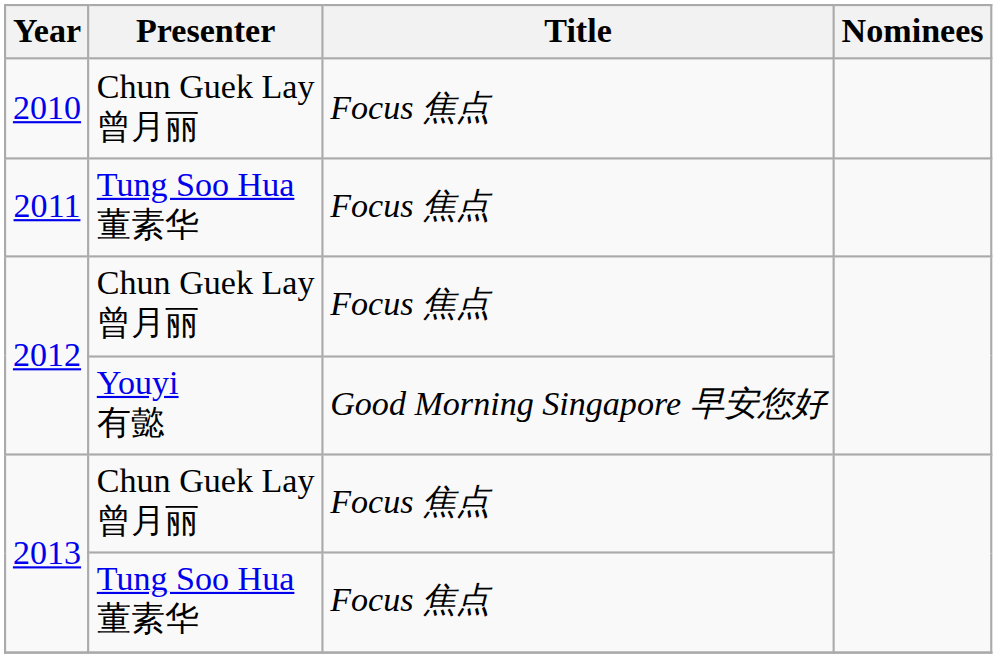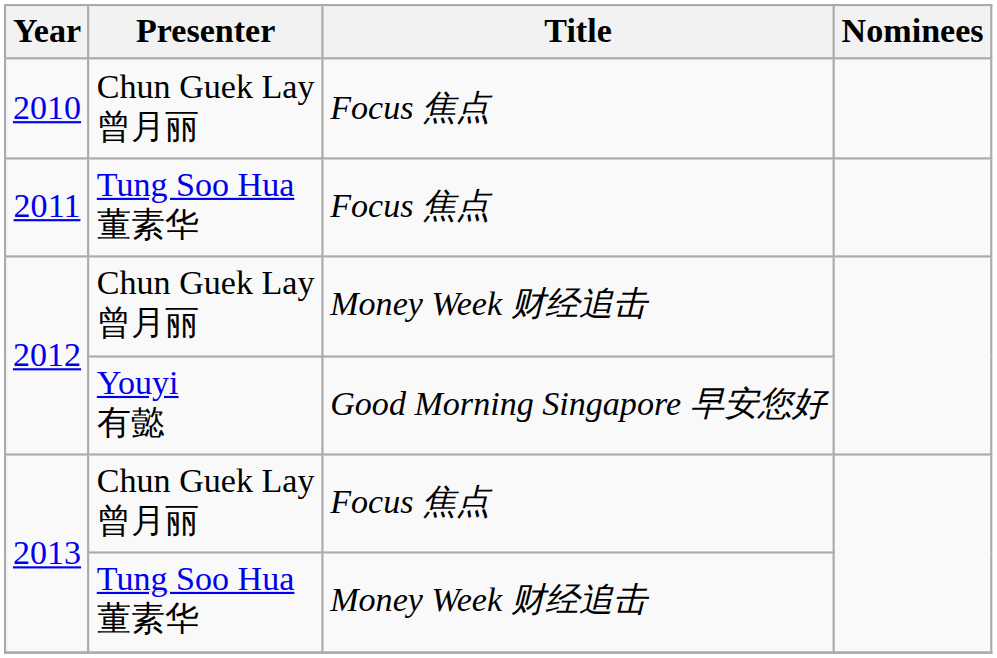(410, 304) Focus 焦点 -> (489, 304) Money Week 财经追击
(410, 600) Focus 焦点 -> (489, 600) Money Week 财经追击
